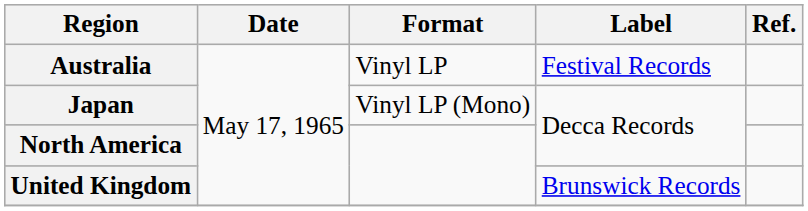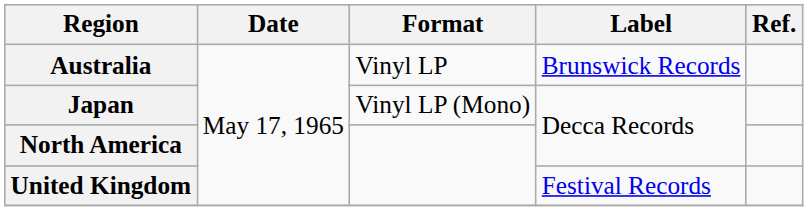(626, 64) Festival Records -> (641, 64) Brunswick Records
(641, 184) Brunswick Records -> (626, 184) Festival Records
